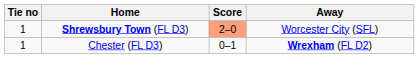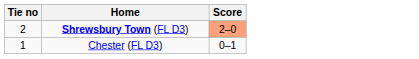- column: (330, 12)
(23, 29) 1 -> (23, 29) 2
